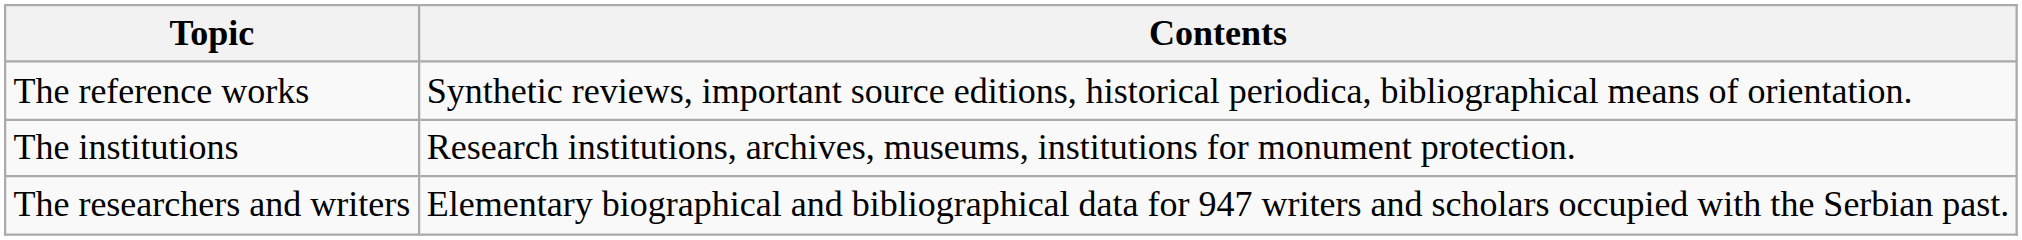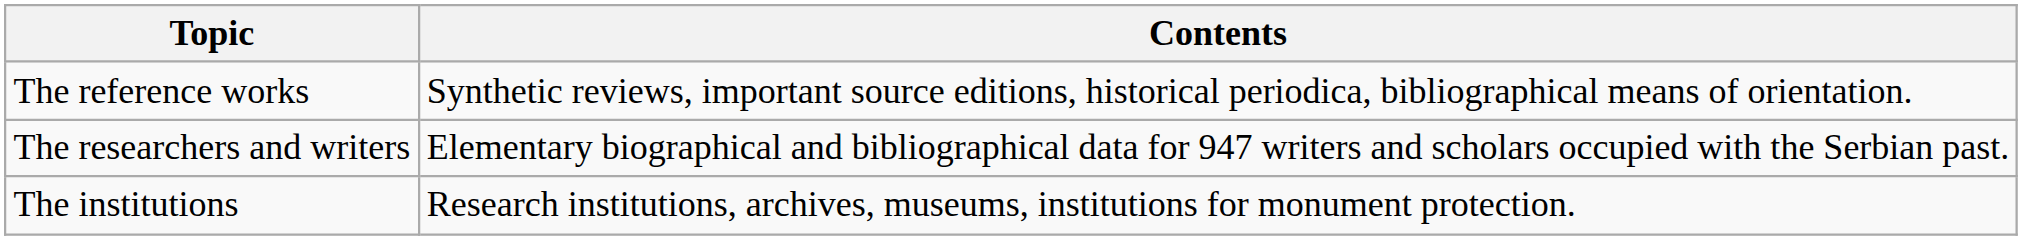rows swapped: (126, 147) <-> (212, 204)
